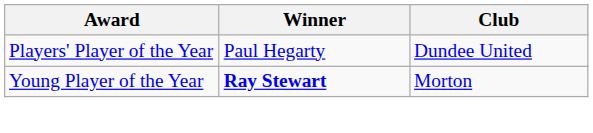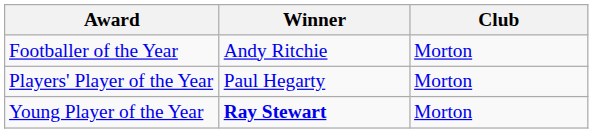+ row: (93, 50)
(473, 50) Dundee United -> (443, 81) Morton
